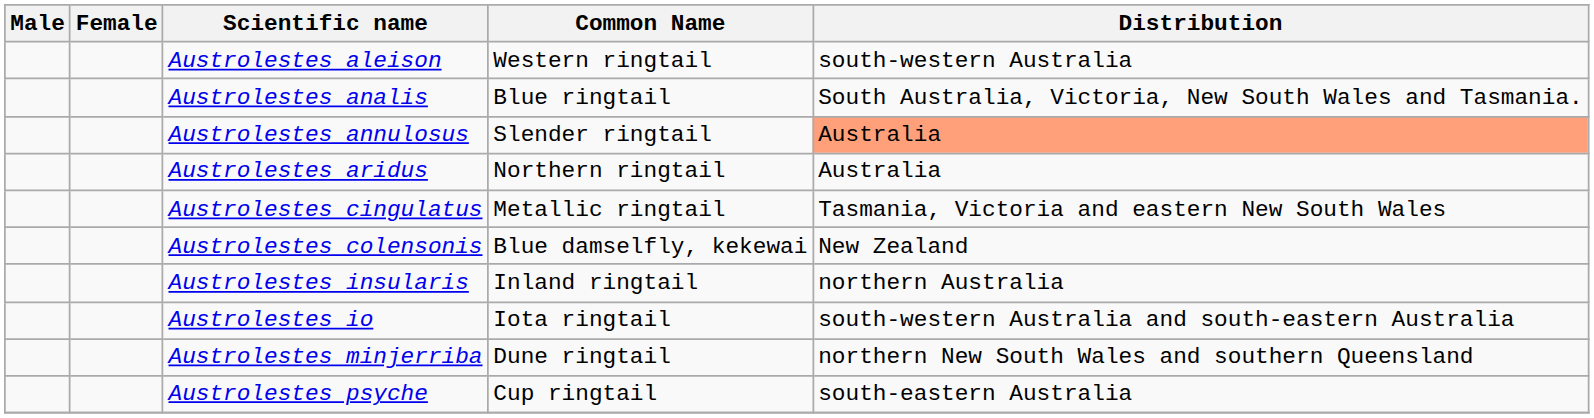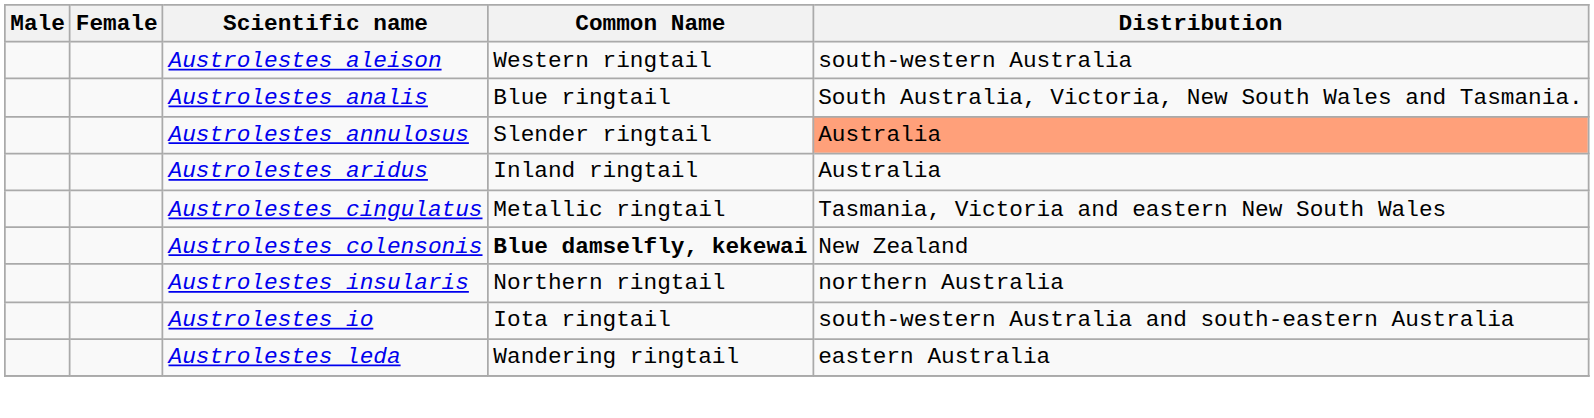(609, 172) Northern ringtail -> (596, 172) Inland ringtail
(650, 246) normal -> (650, 246) bold
(596, 283) Inland ringtail -> (609, 283) Northern ringtail
+ row: (285, 357)
- row: (326, 357)
- row: (298, 394)
